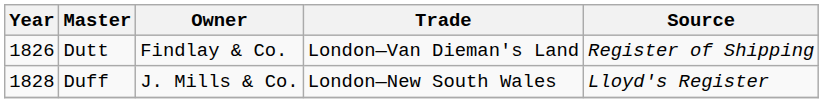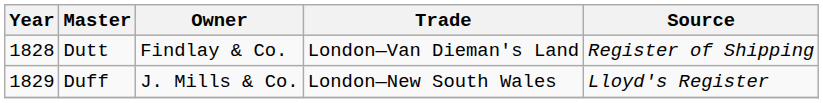(32, 51) 1826 -> (32, 51) 1828
(32, 82) 1828 -> (32, 82) 1829
